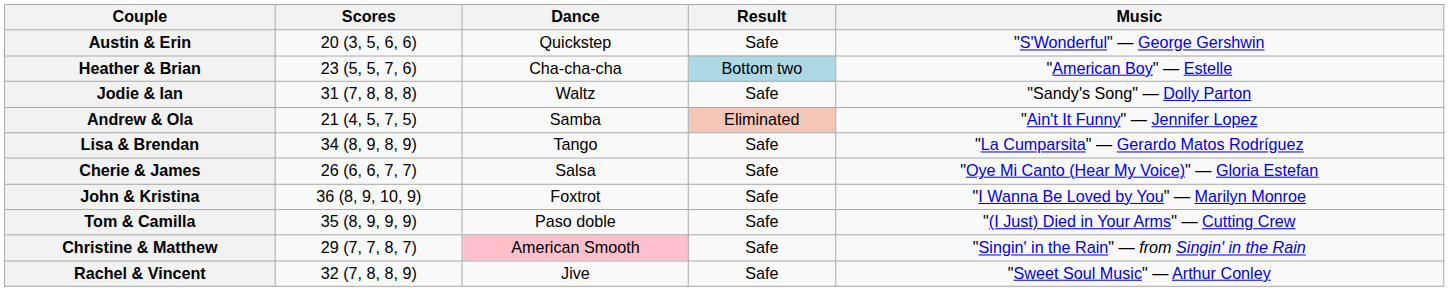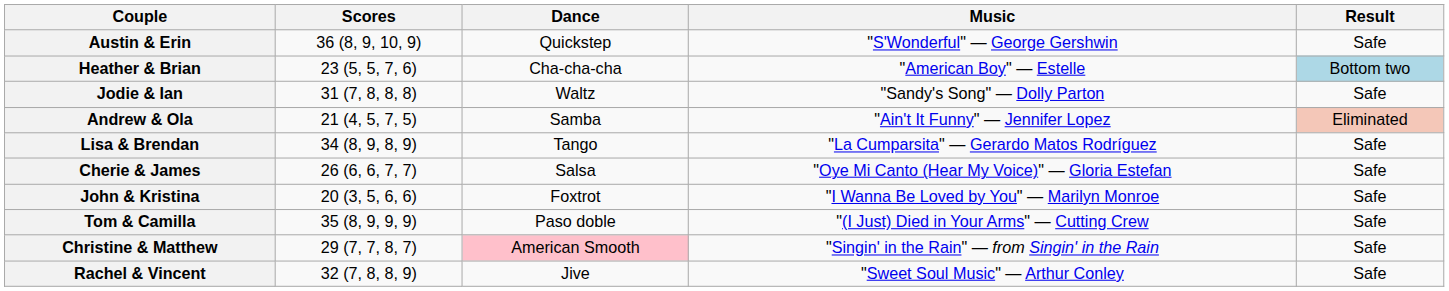columns swapped: (1139, 17) <-> (762, 17)
(369, 42) 20 (3, 5, 6, 6) -> (369, 42) 36 (8, 9, 10, 9)
(369, 196) 36 (8, 9, 10, 9) -> (369, 196) 20 (3, 5, 6, 6)
